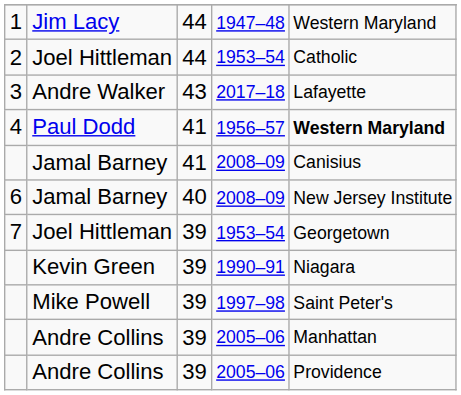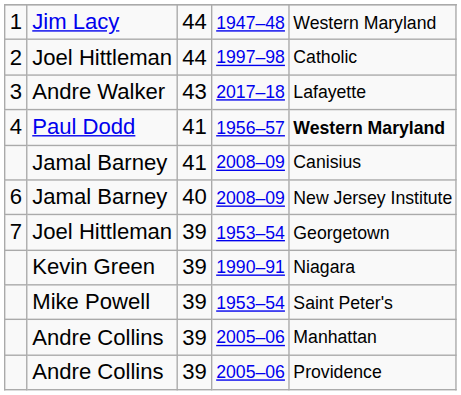(251, 57) 1953–54 -> (251, 57) 1997–98
(251, 302) 1997–98 -> (251, 302) 1953–54
